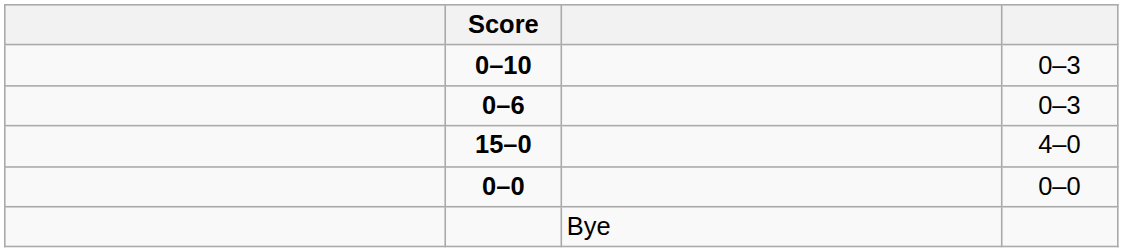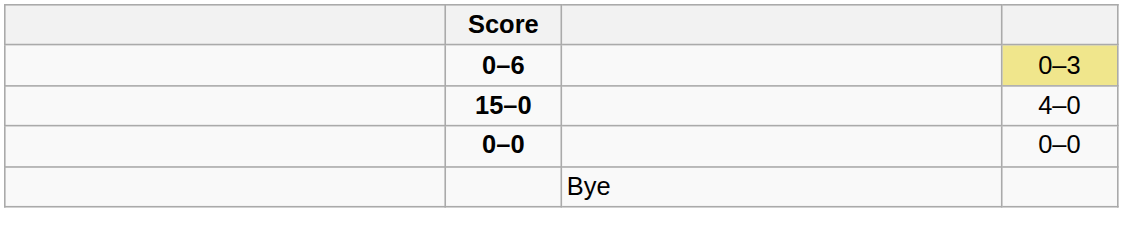- row: (503, 65)
(1059, 105) no background -> (1059, 65) khaki background
